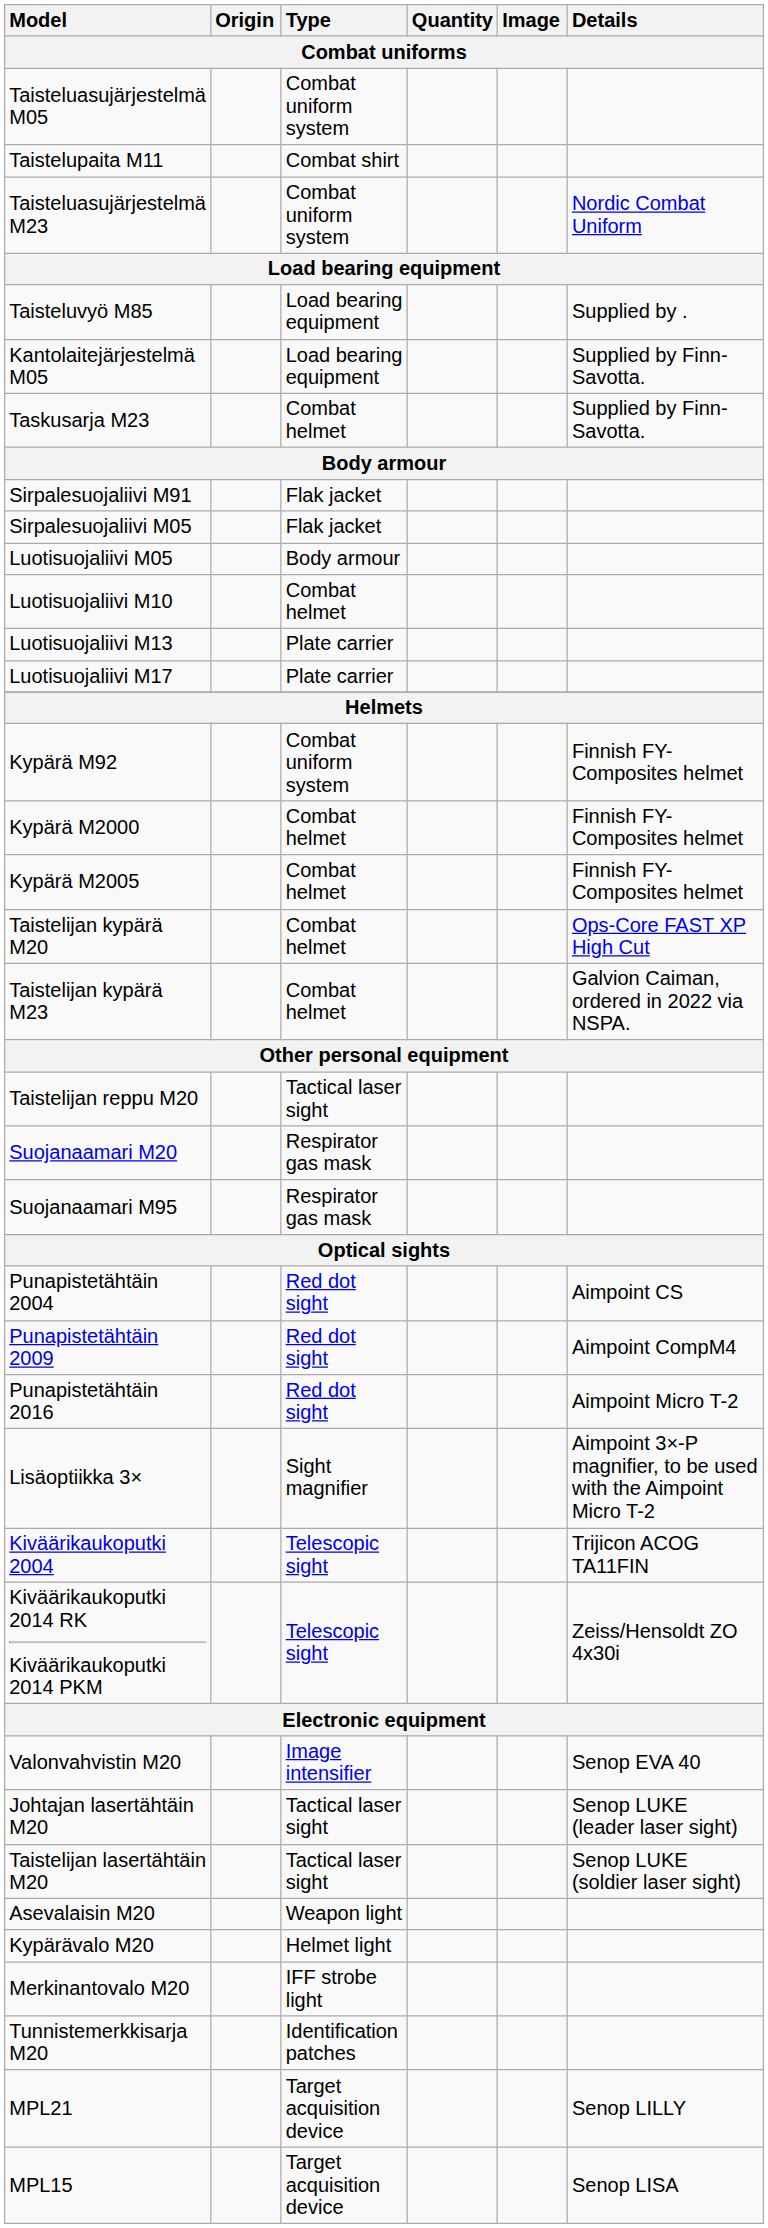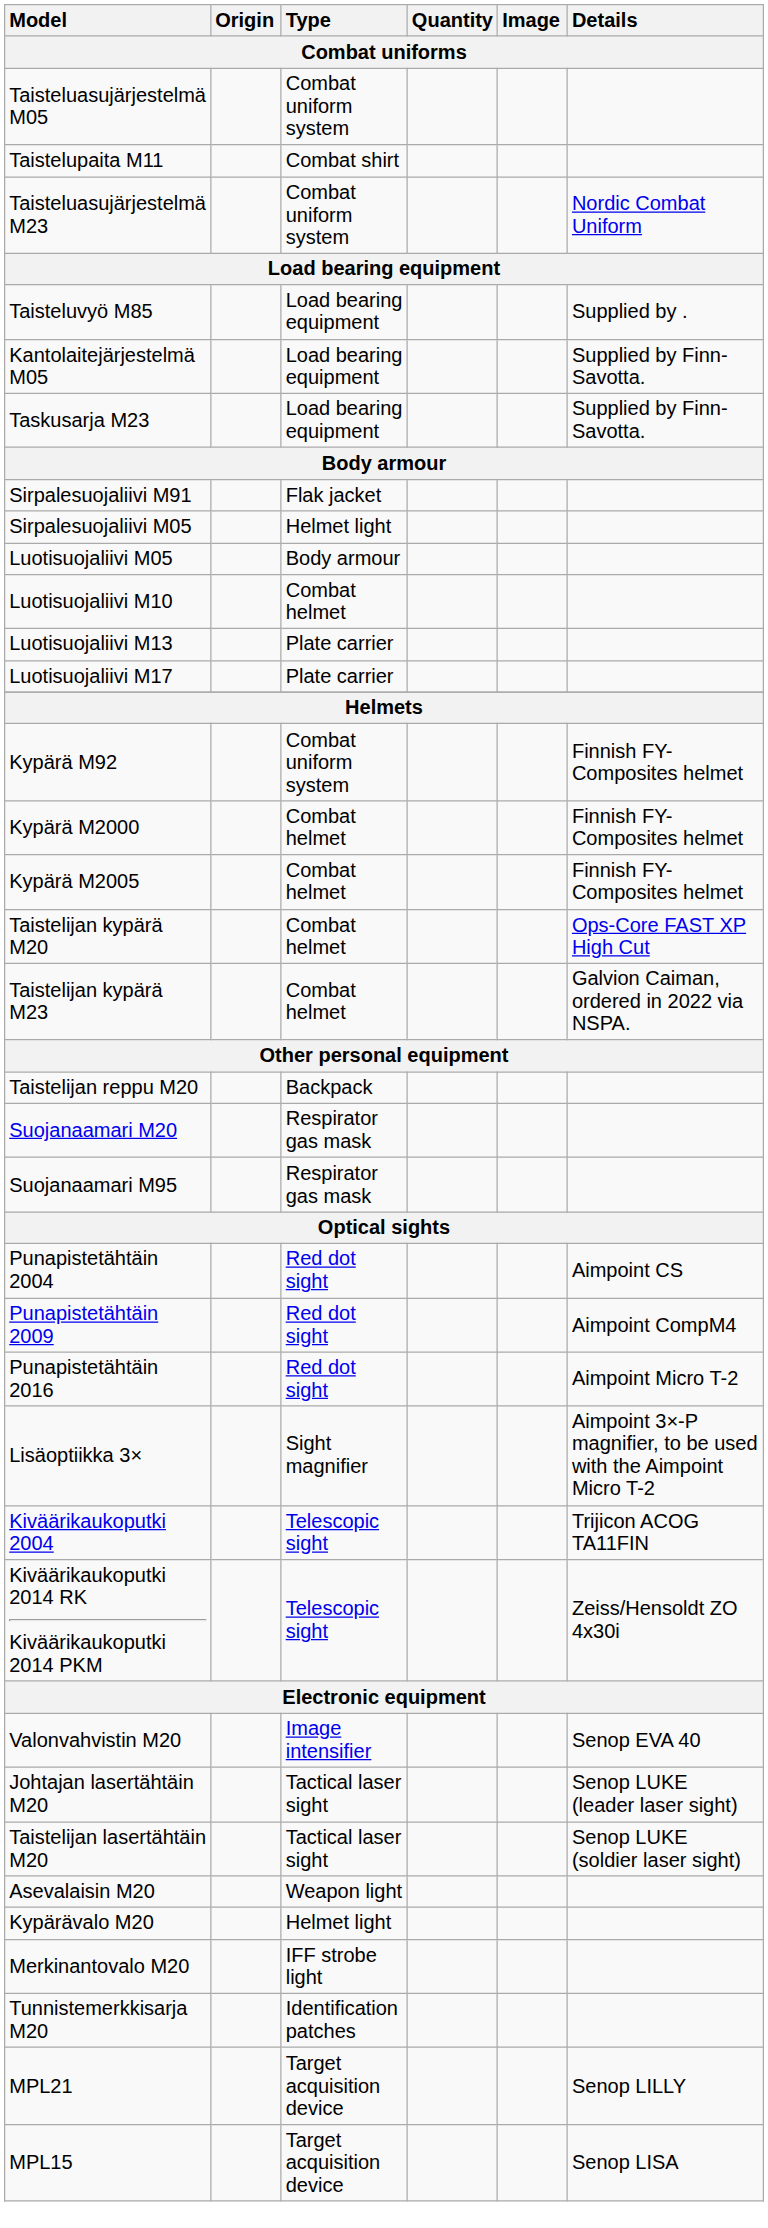(321, 420) Combat helmet -> (344, 420) Load bearing equipment
(333, 526) Flak jacket -> (339, 526) Helmet light
(344, 1098) Tactical laser sight -> (329, 1087) Backpack
